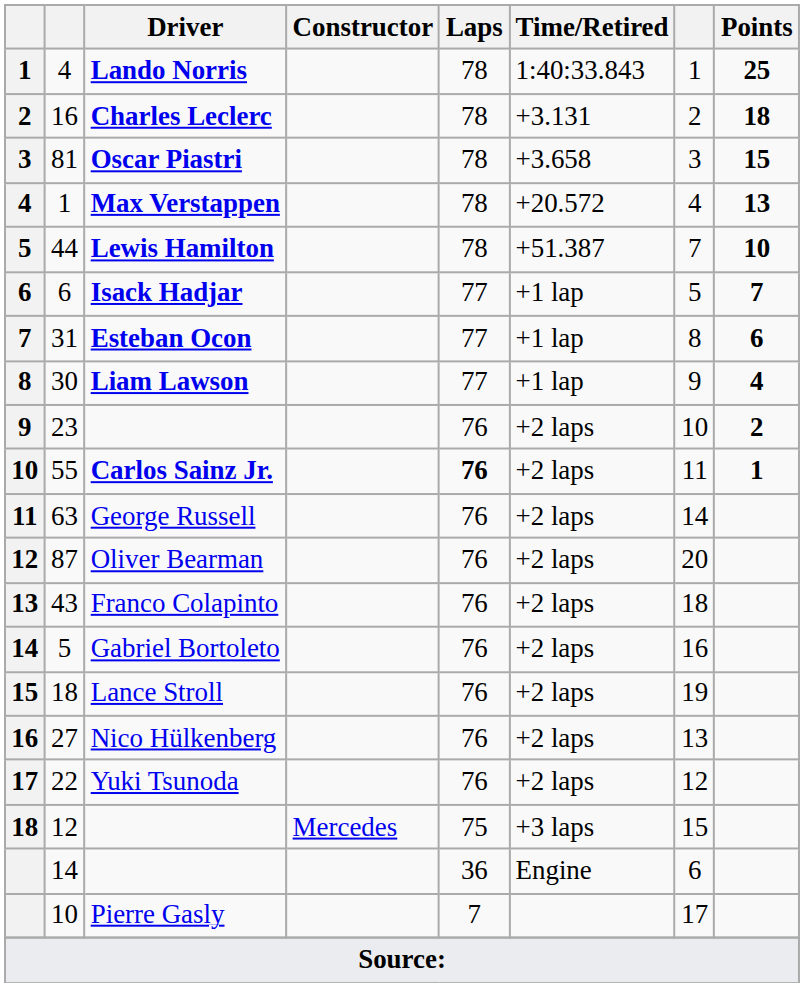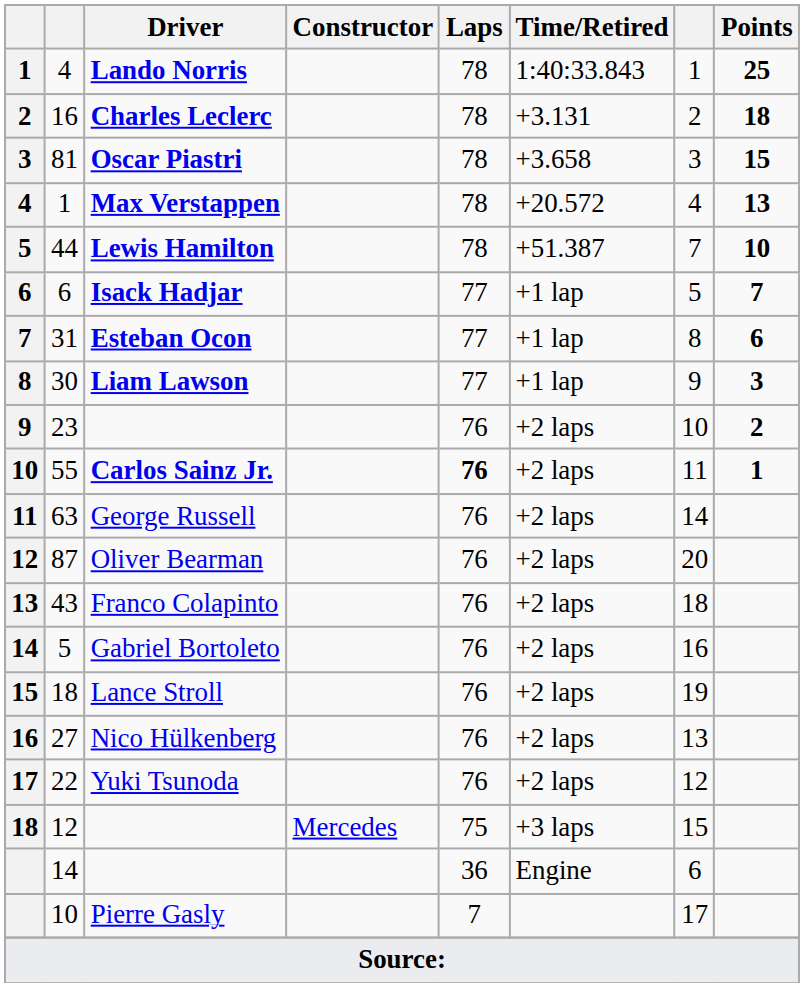(757, 381) 4 -> (757, 381) 3
